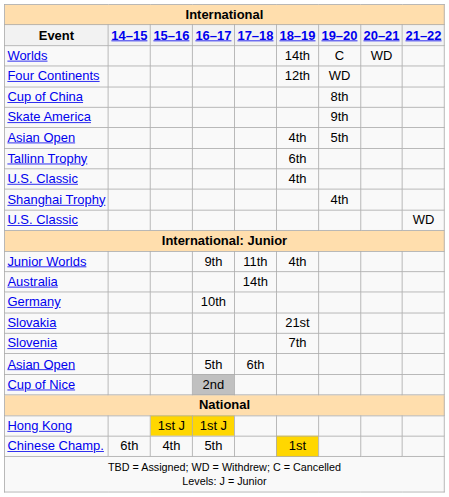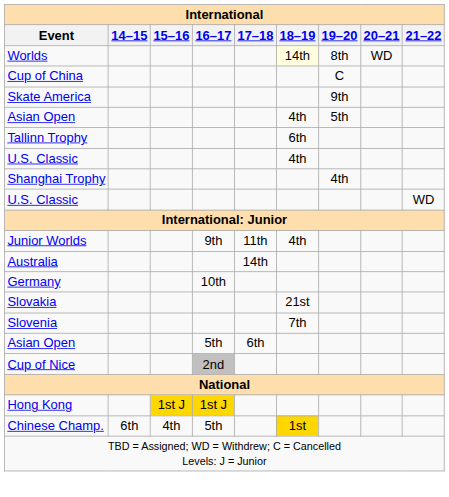(297, 55) no background -> (297, 55) lightyellow background
(339, 55) C -> (339, 55) 8th
- row: (53, 76)
(339, 96) 8th -> (339, 76) C
